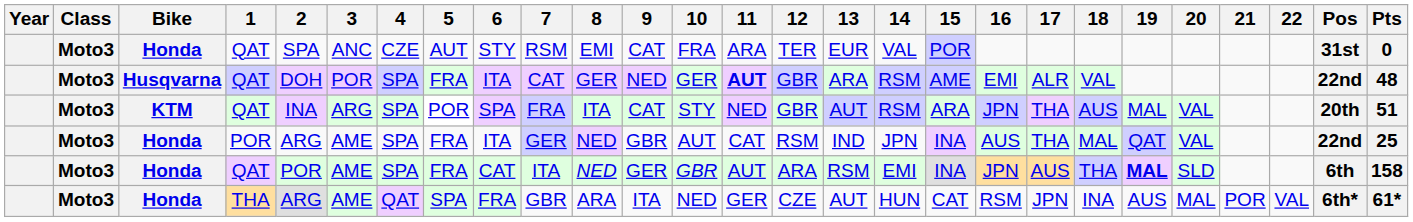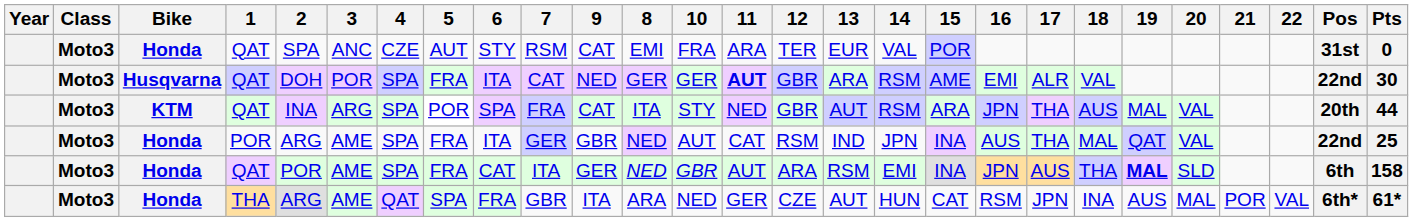columns swapped: (597, 19) <-> (647, 19)
(1387, 79) 48 -> (1387, 79) 30
(1387, 110) 51 -> (1387, 110) 44
